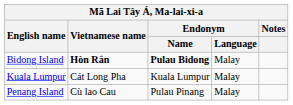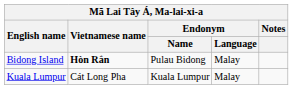(180, 60) bold -> (178, 60) normal
- row: (35, 92)
